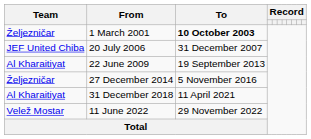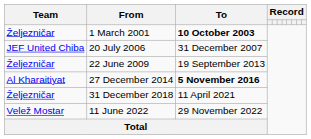(36, 64) Al Kharaitiyat -> (31, 64) Željezničar
(31, 79) Željezničar -> (36, 79) Al Kharaitiyat
(217, 79) normal -> (219, 79) bold
(36, 95) Al Kharaitiyat -> (31, 95) Željezničar
